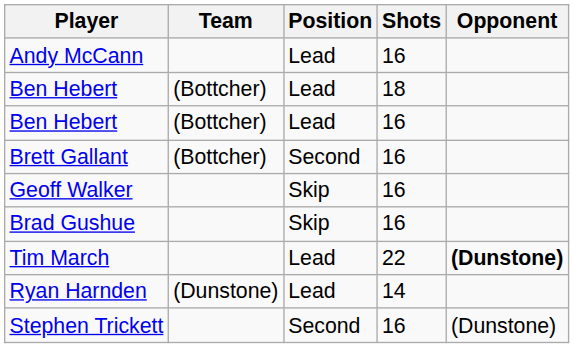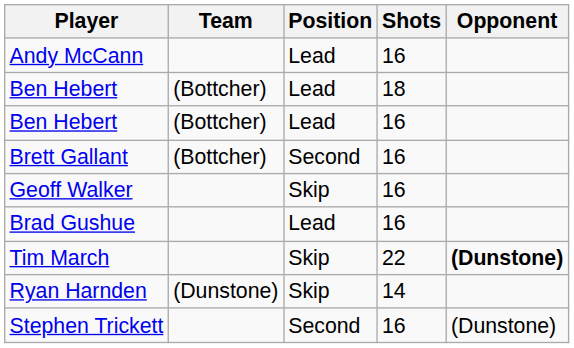(309, 223) Skip -> (312, 223) Lead
(312, 257) Lead -> (309, 257) Skip
(312, 291) Lead -> (309, 291) Skip
